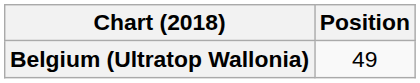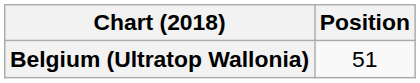(365, 58) 49 -> (365, 58) 51
